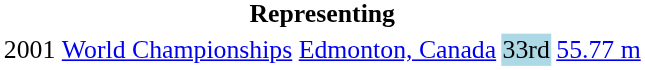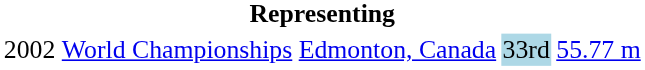(30, 49) 2001 -> (30, 49) 2002
